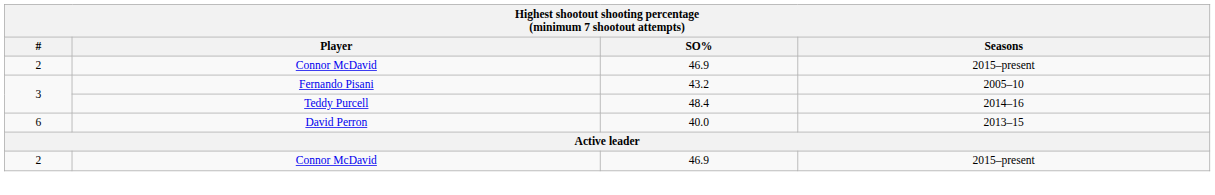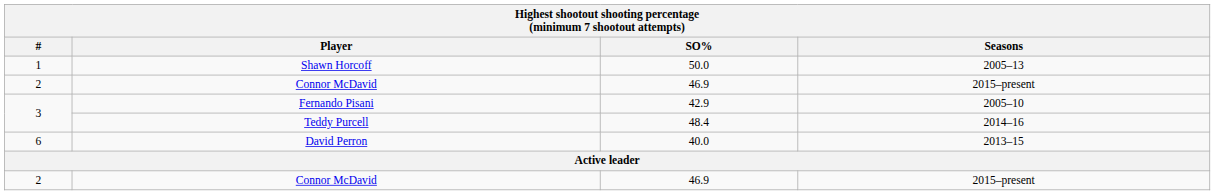+ row: (336, 65)
(699, 85) 43.2 -> (699, 104) 42.9
